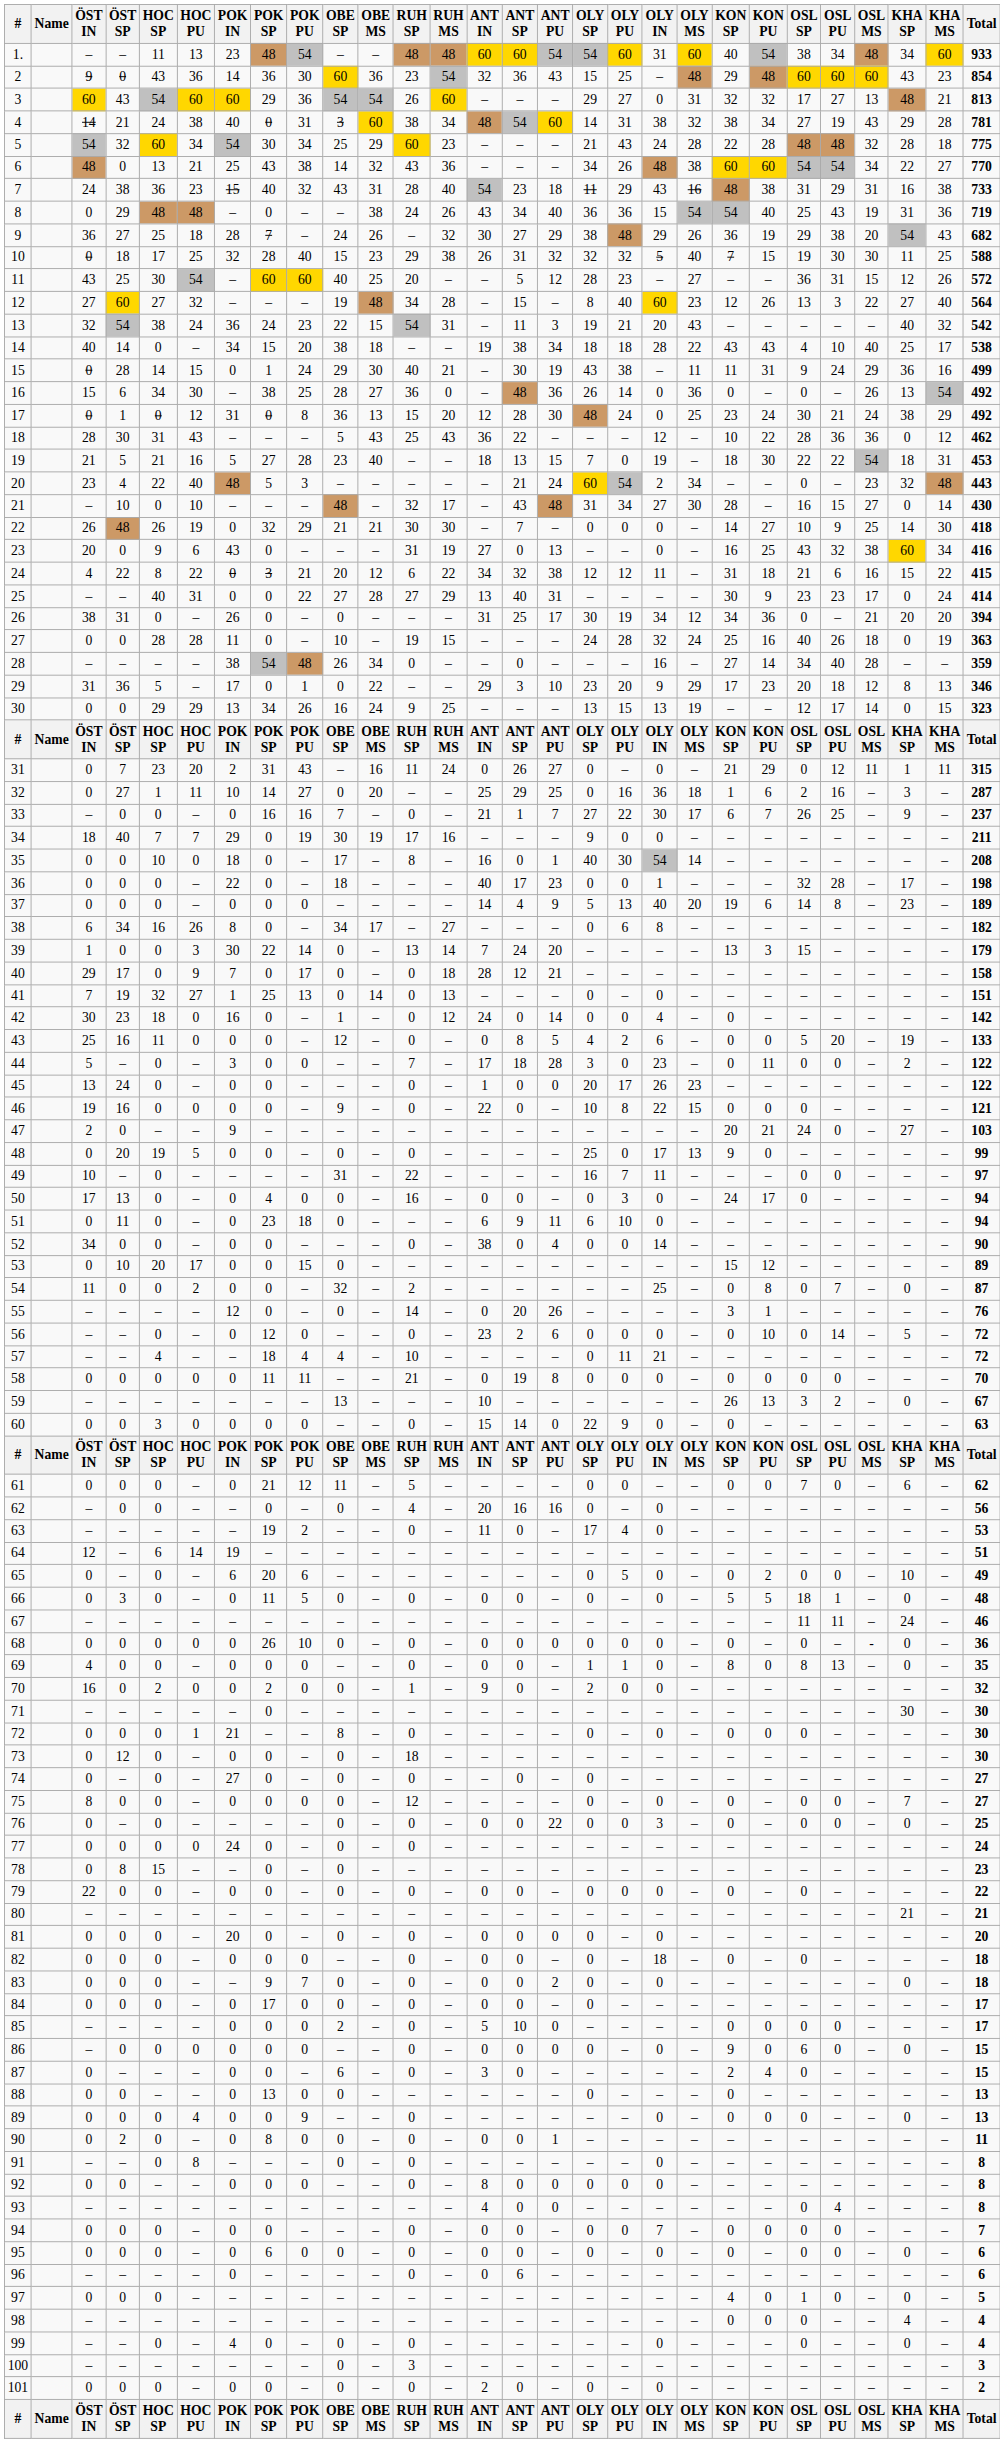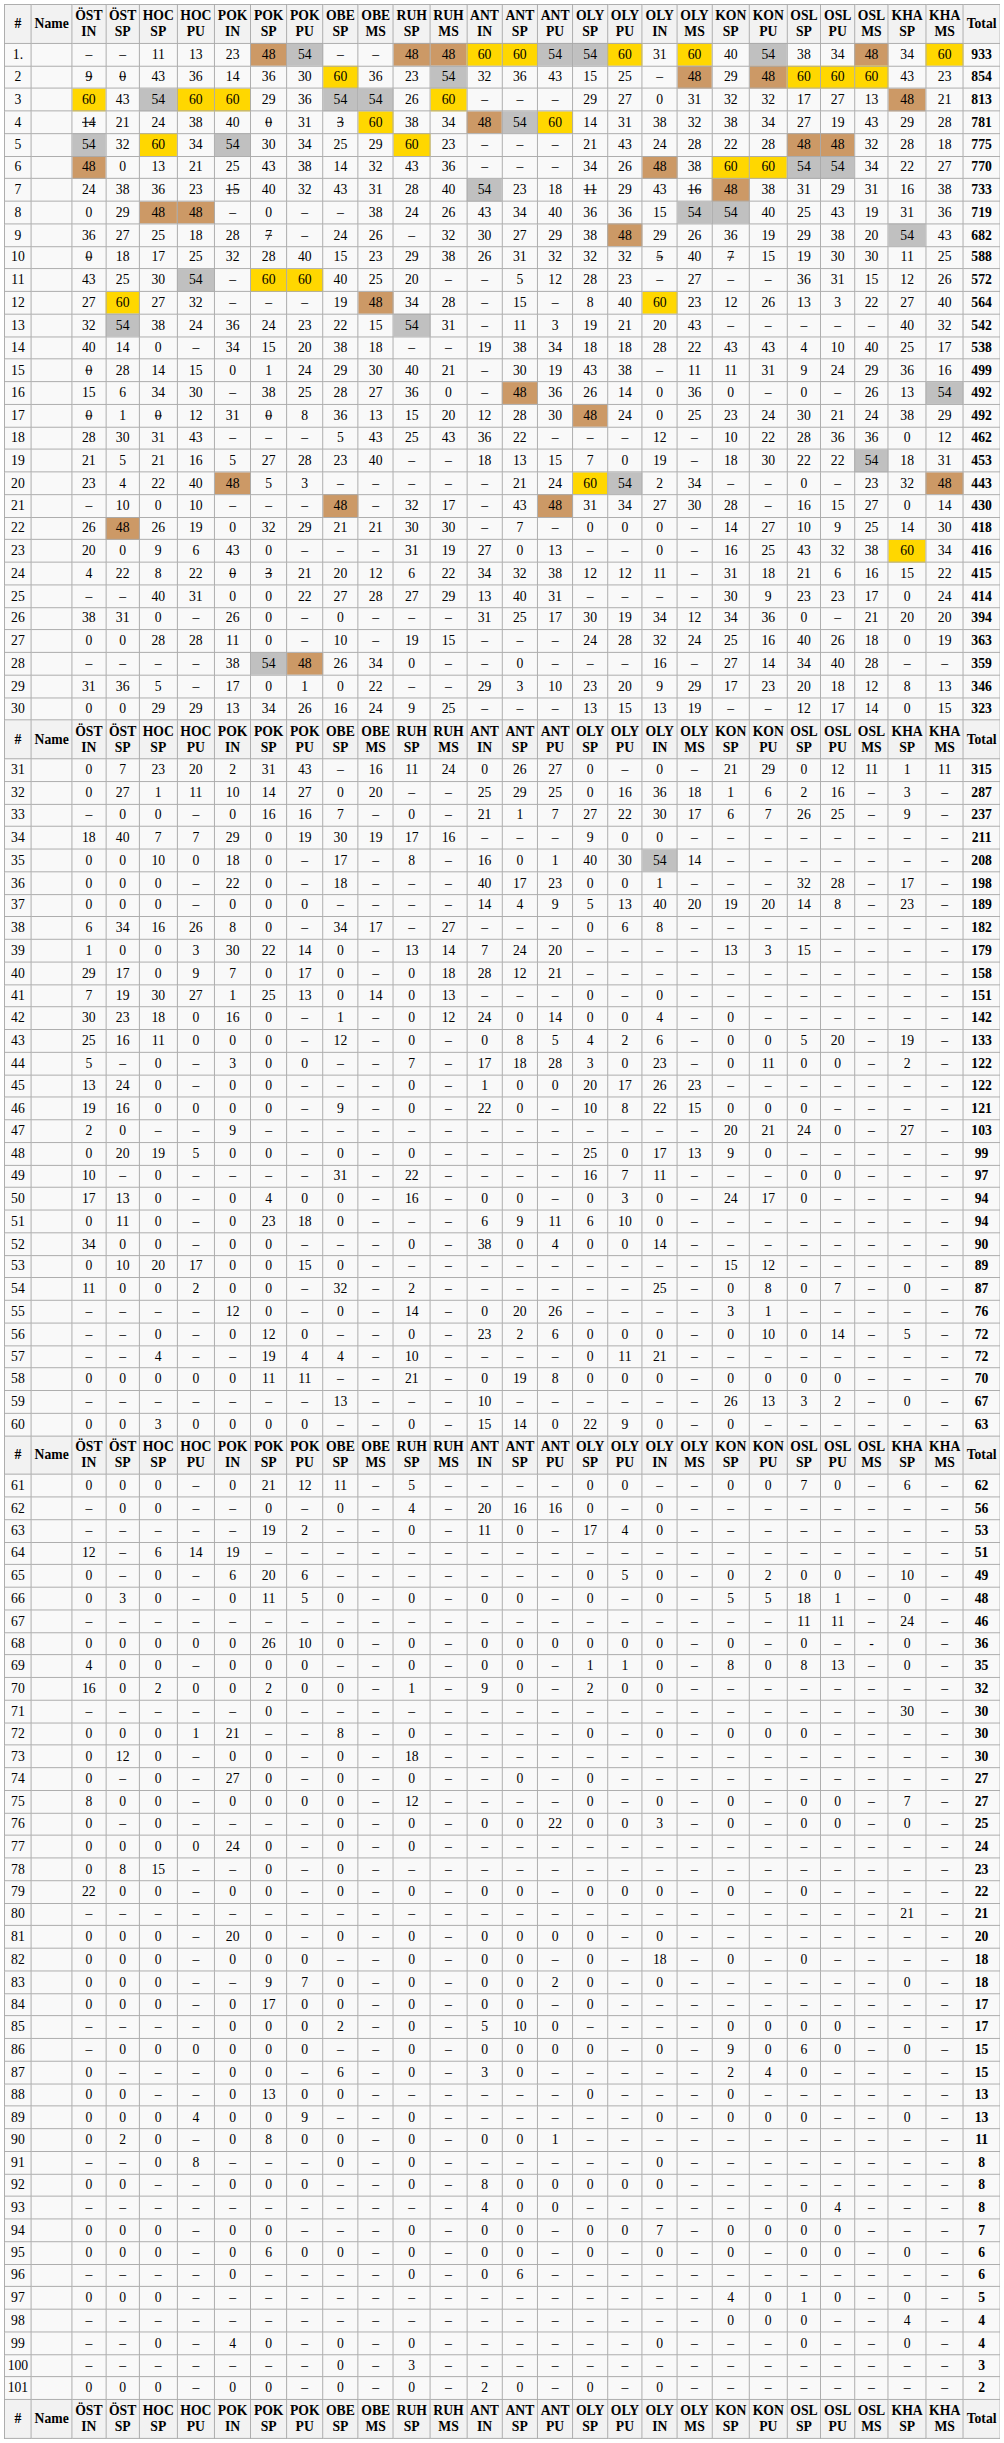(768, 905) 6 -> (768, 905) 20
(158, 996) 32 -> (158, 996) 30
(269, 1357) 18 -> (269, 1357) 19
